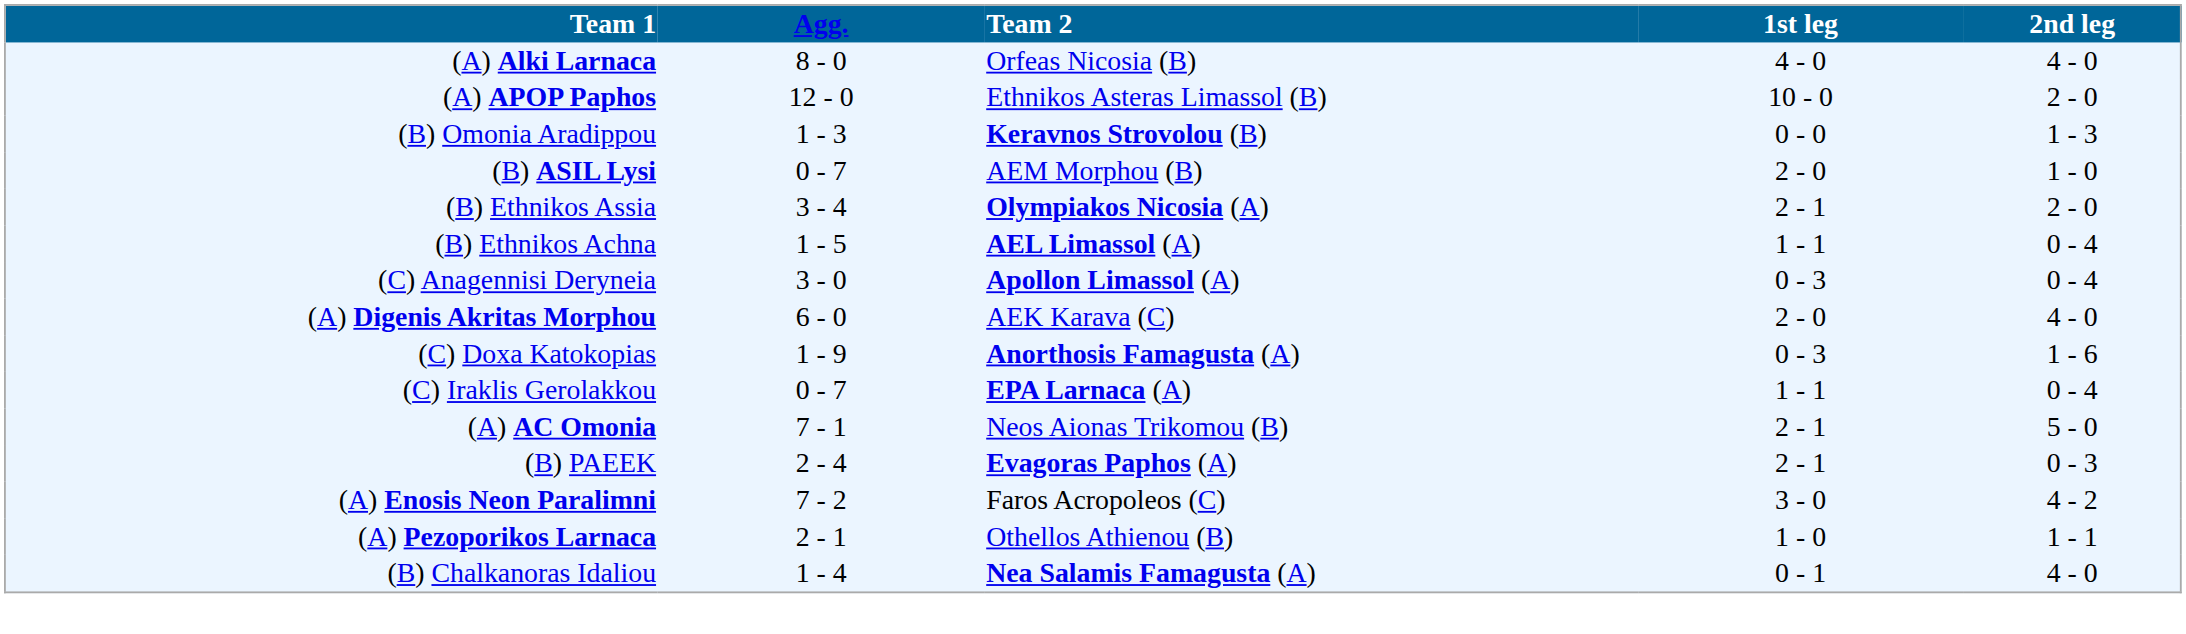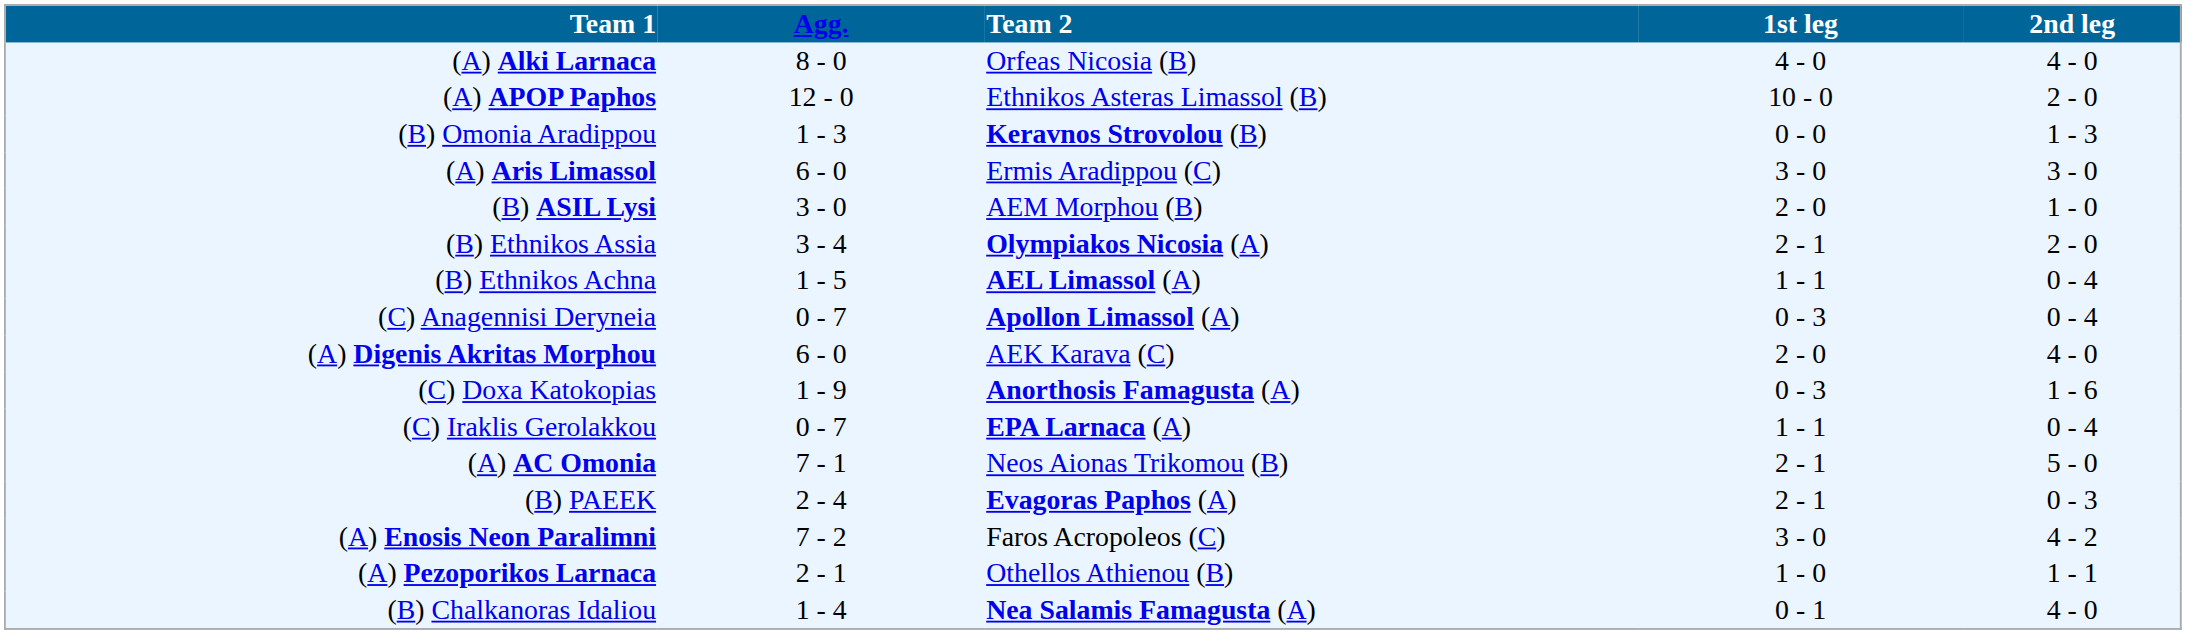+ row: (551, 170)
(821, 170) 0 - 7 -> (821, 206) 3 - 0
(821, 279) 3 - 0 -> (821, 316) 0 - 7
